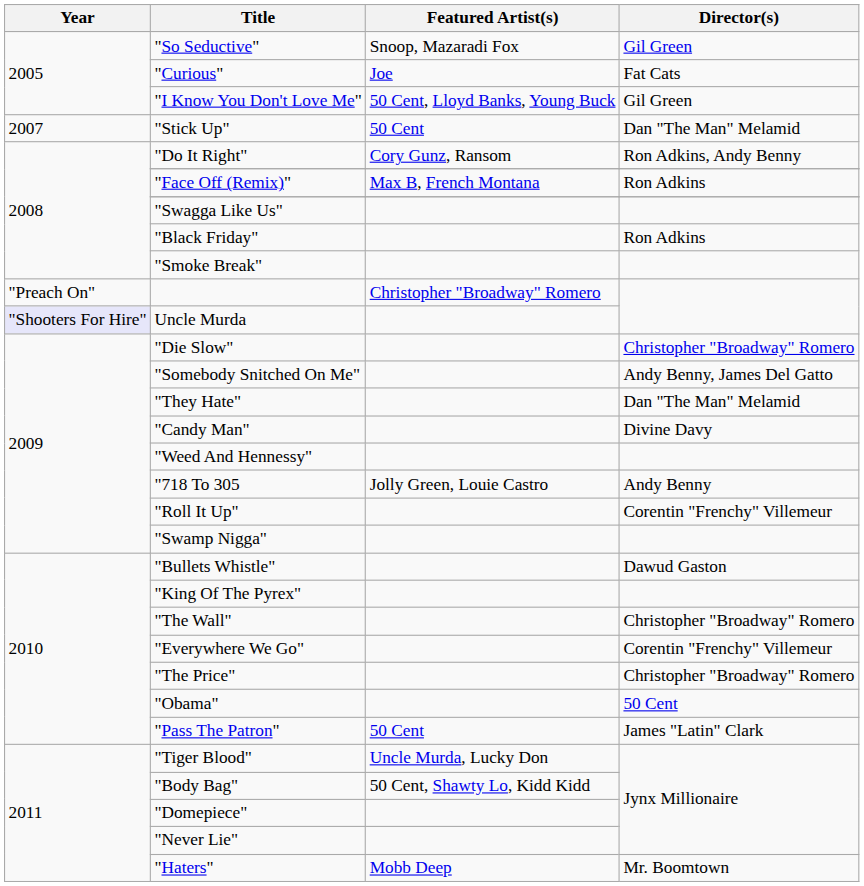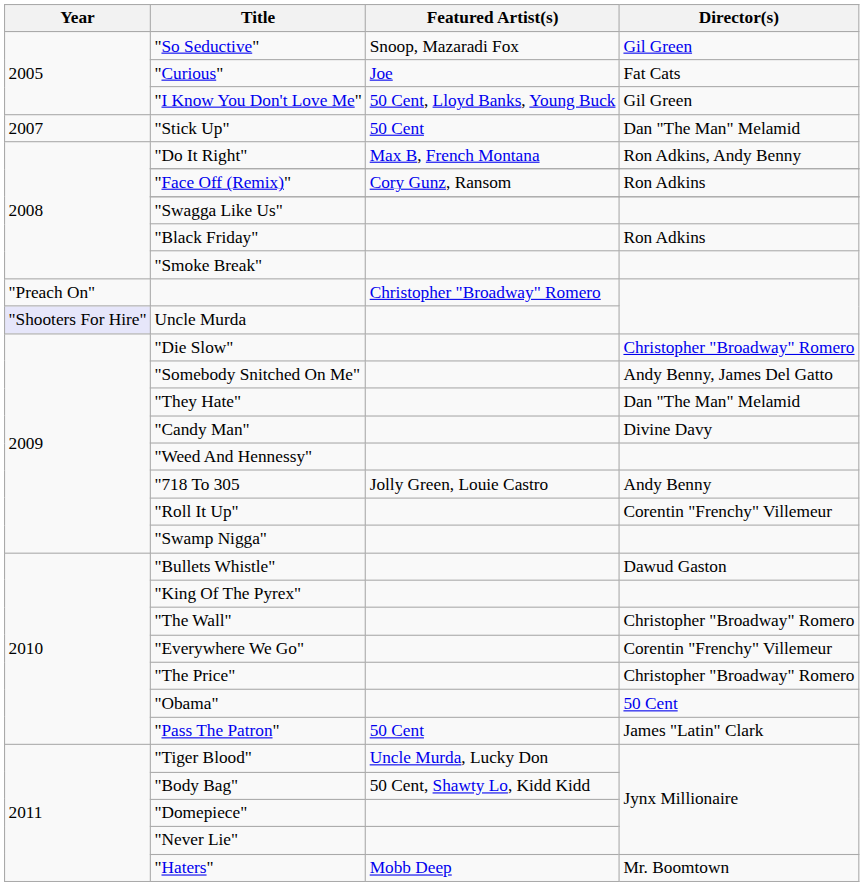(440, 155) Cory Gunz, Ransom -> (455, 155) Max B, French Montana
(455, 182) Max B, French Montana -> (440, 182) Cory Gunz, Ransom
